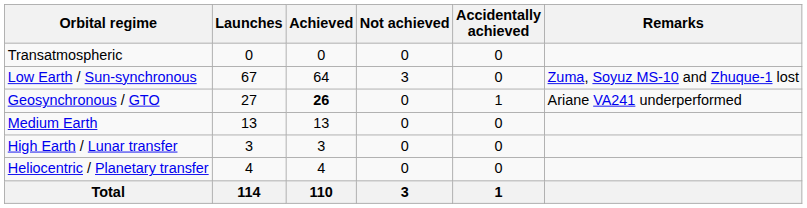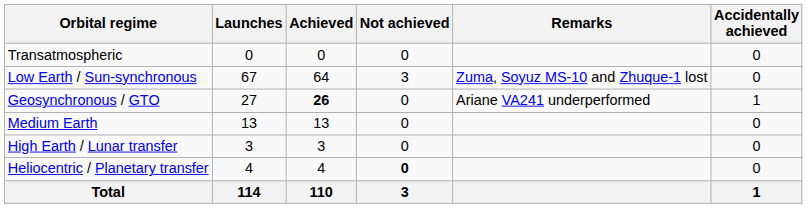columns swapped: (499, 24) <-> (673, 24)
(405, 169) normal -> (405, 169) bold
